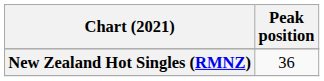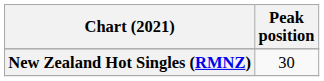(286, 62) 36 -> (286, 62) 30
